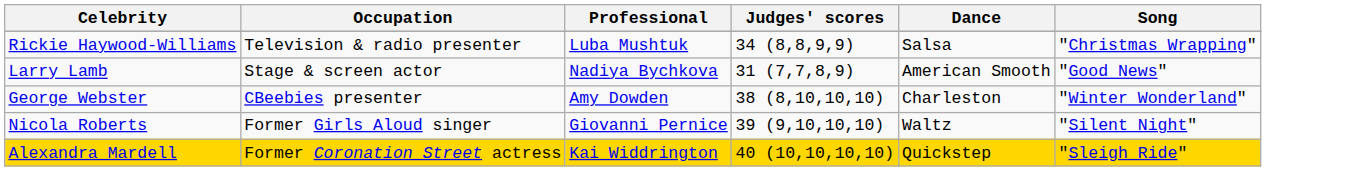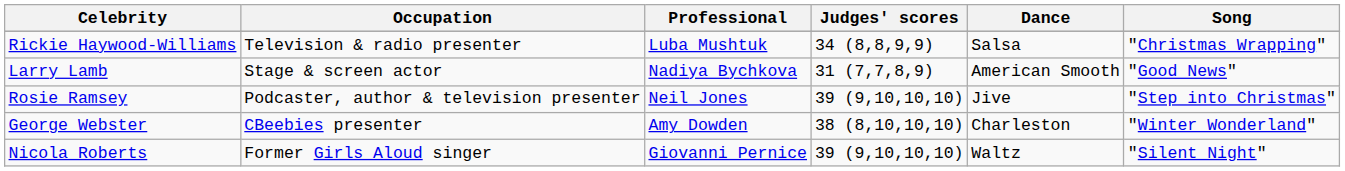+ row: (68, 99)
- row: (93, 153)
